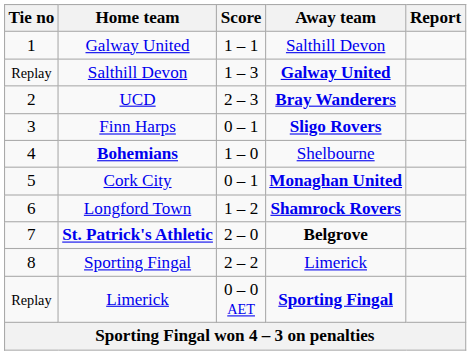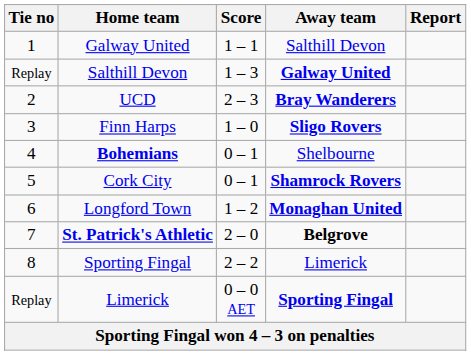(241, 126) 0 – 1 -> (241, 126) 1 – 0
(241, 153) 1 – 0 -> (241, 153) 0 – 1
(336, 180) Monaghan United -> (336, 180) Shamrock Rovers
(336, 208) Shamrock Rovers -> (336, 208) Monaghan United
